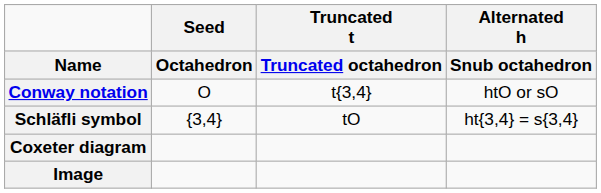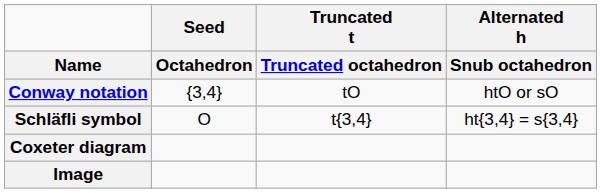(204, 92) O -> (204, 92) {3,4}
(351, 92) t{3,4} -> (351, 92) tO
(204, 119) {3,4} -> (204, 119) O
(351, 119) tO -> (351, 119) t{3,4}
